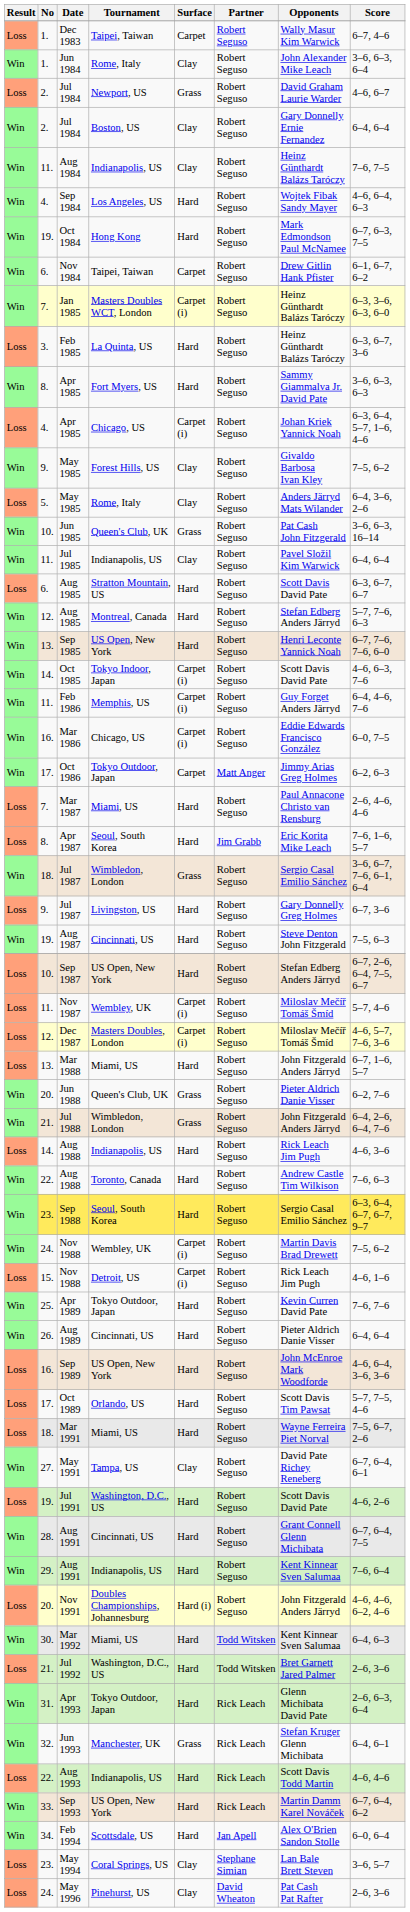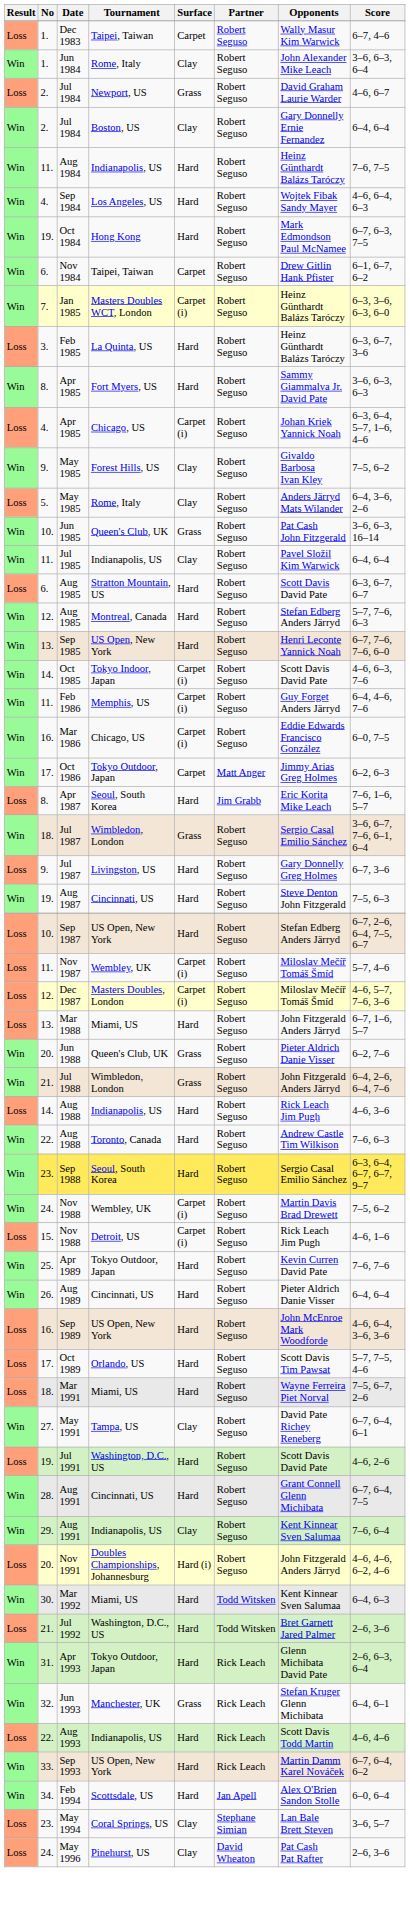(187, 167) Clay -> (188, 167) Hard
- row: (70, 806)
(188, 1571) Hard -> (187, 1530) Clay
